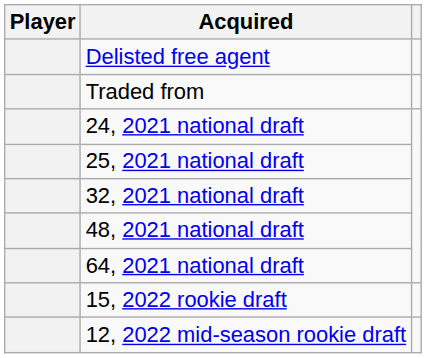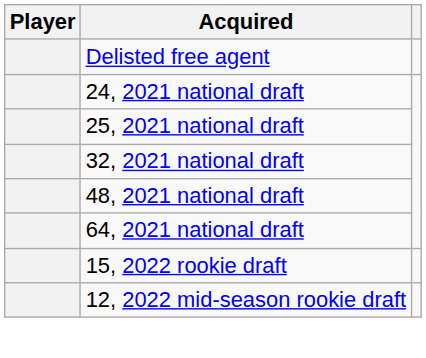- row: (145, 91)
